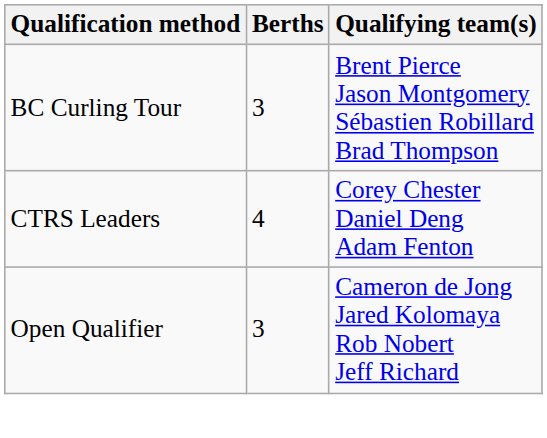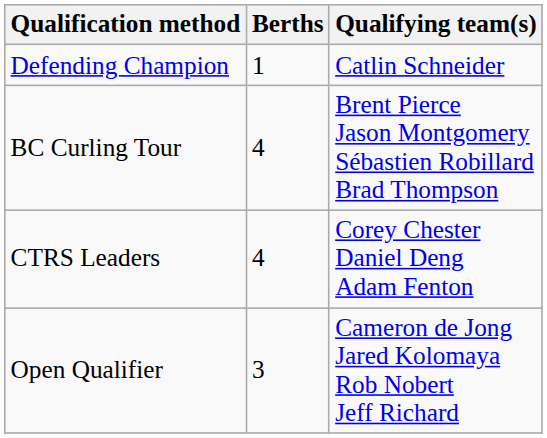+ row: (120, 64)
(258, 107) 3 -> (258, 147) 4
